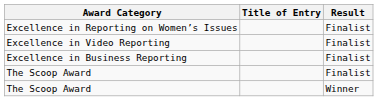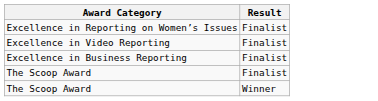- column: (282, 12)
